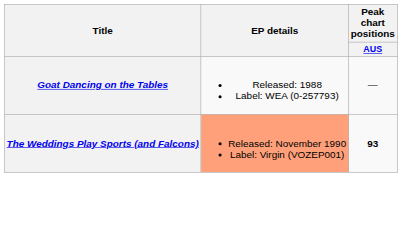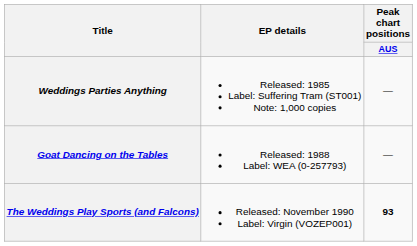+ row: (103, 91)
(275, 149) lightsalmon background -> (282, 218) no background
